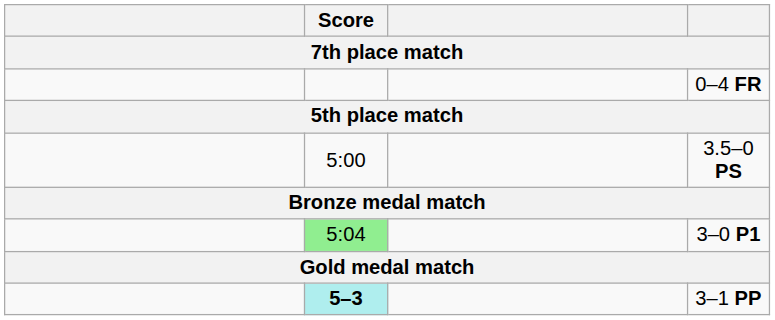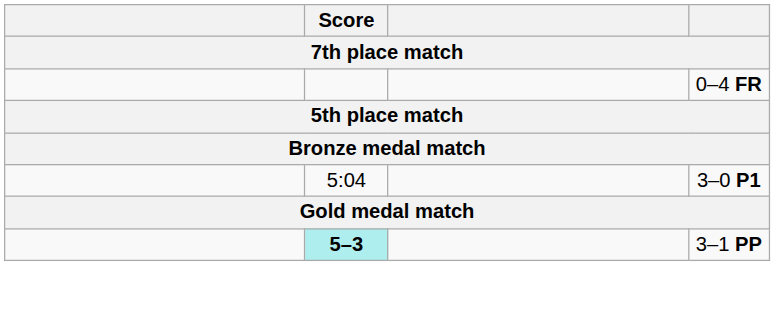- row: (728, 159)
(346, 235) lightgreen background -> (346, 180) no background
